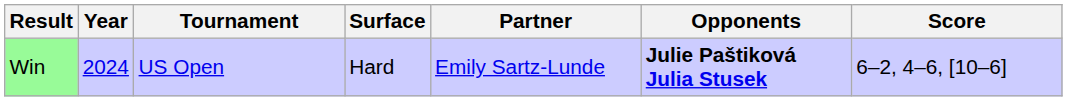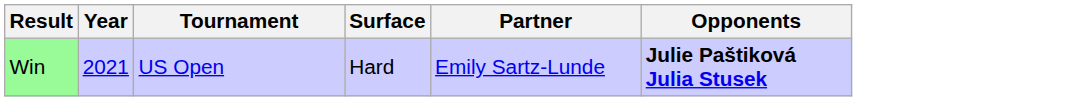- column: (957, 20)
(106, 66) 2024 -> (106, 66) 2021
